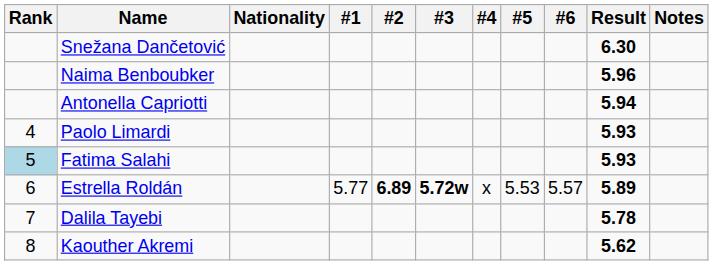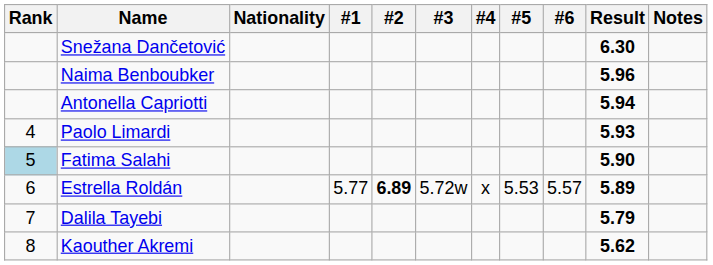(618, 160) 5.93 -> (617, 160) 5.90
(444, 189) bold -> (443, 189) normal
(618, 217) 5.78 -> (617, 217) 5.79
